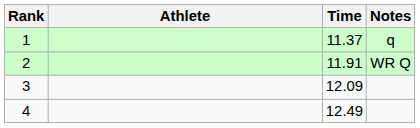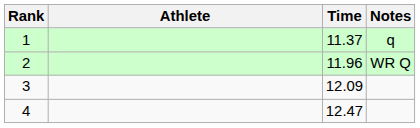(344, 63) 11.91 -> (344, 63) 11.96
(344, 110) 12.49 -> (344, 110) 12.47
